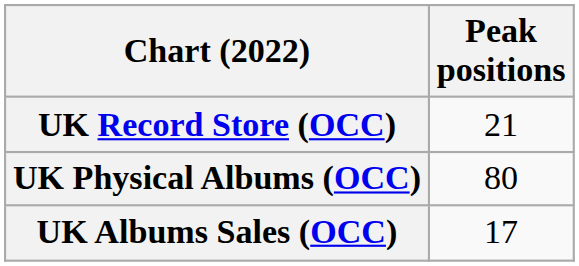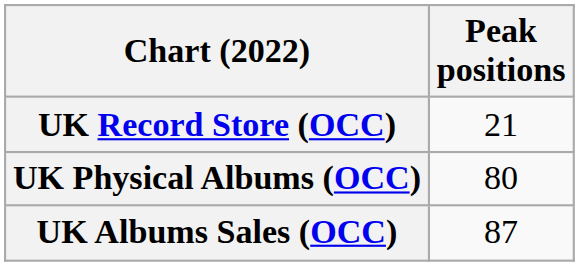(501, 232) 17 -> (501, 232) 87
